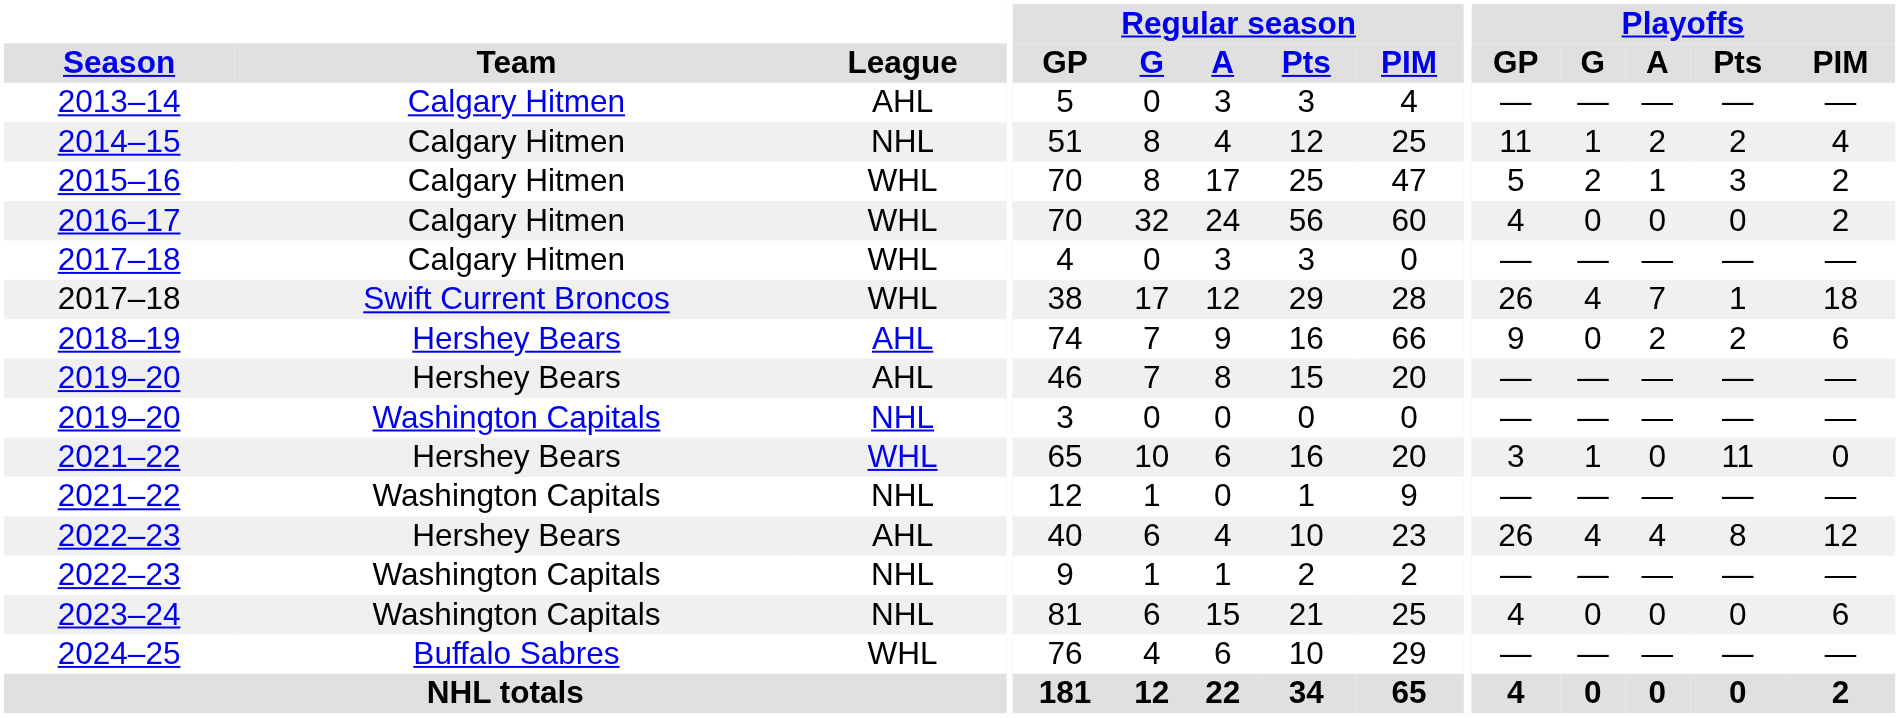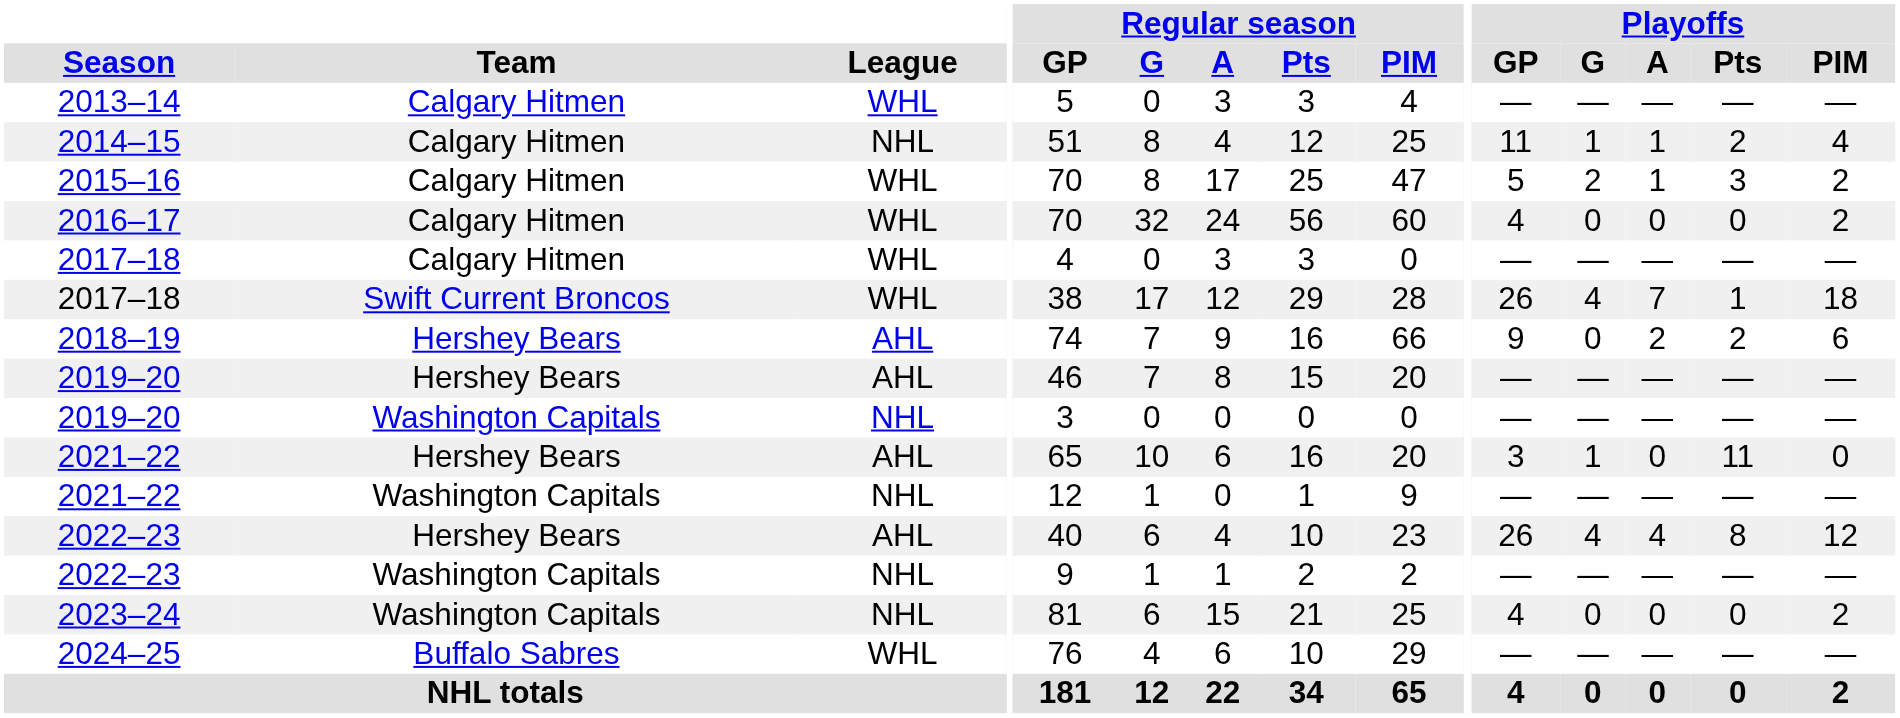(903, 102) AHL -> (903, 102) WHL
(1657, 141) 2 -> (1657, 141) 1
(903, 456) WHL -> (903, 456) AHL
(1841, 614) 6 -> (1841, 614) 2
